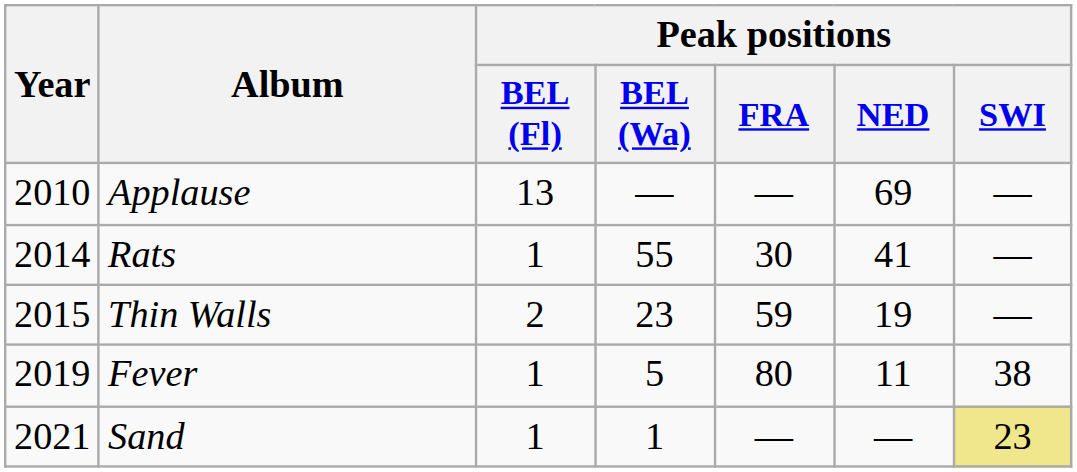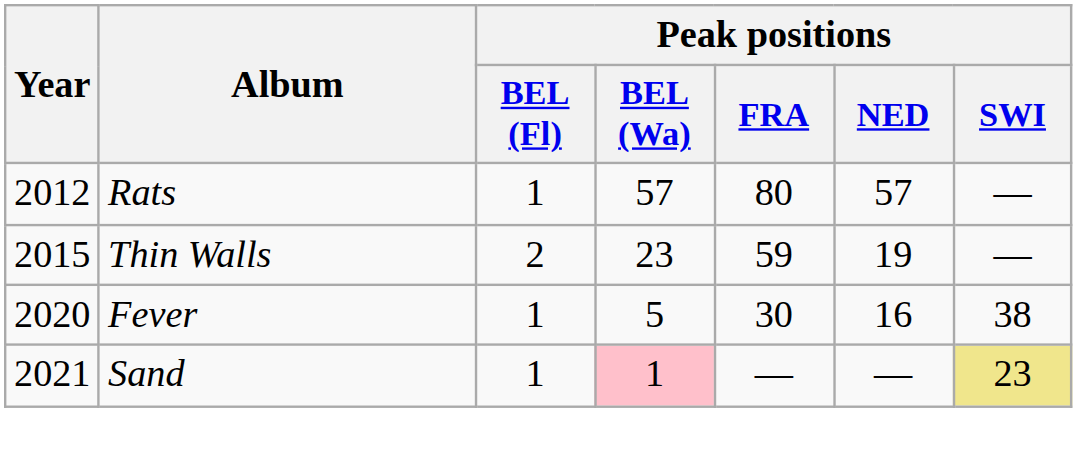- row: (179, 192)
(52, 253) 2014 -> (52, 192) 2012
(654, 253) 55 -> (654, 192) 57
(774, 253) 30 -> (774, 192) 80
(893, 253) 41 -> (893, 192) 57
(52, 374) 2019 -> (52, 314) 2020
(774, 374) 80 -> (774, 314) 30
(893, 374) 11 -> (893, 314) 16
(654, 435) no background -> (654, 374) pink background
